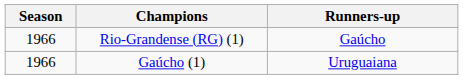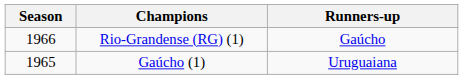(41, 62) 1966 -> (41, 62) 1965
